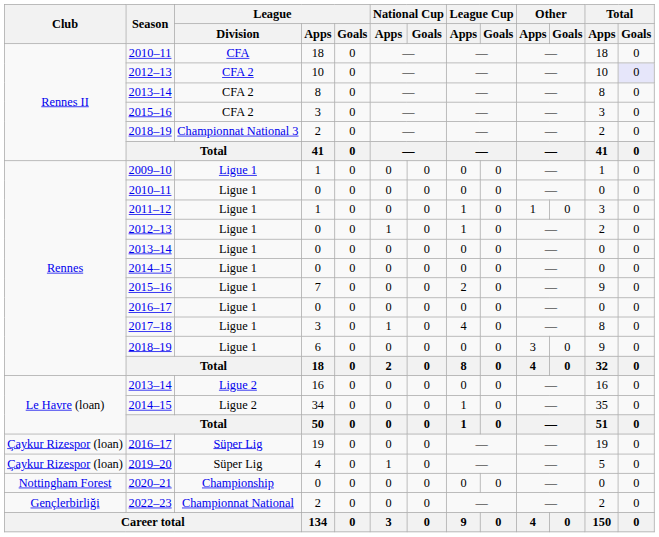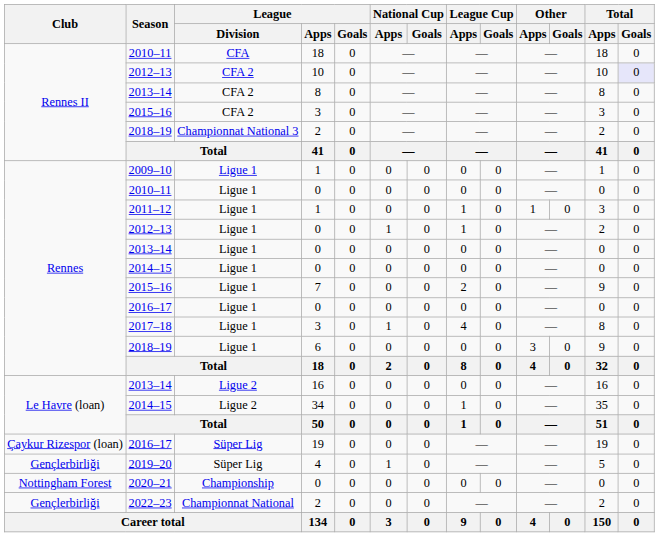(65, 463) Çaykur Rizespor (loan) -> (65, 463) Gençlerbirliği
